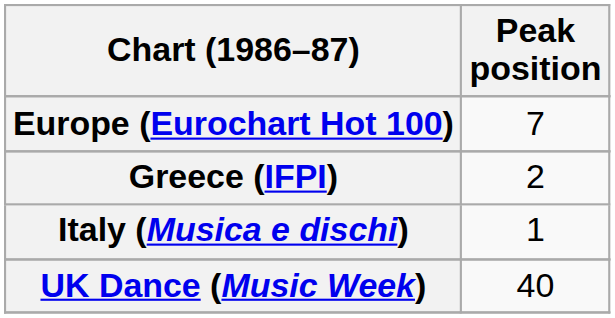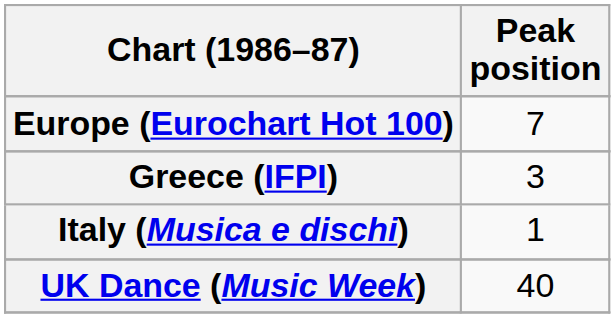(535, 177) 2 -> (535, 177) 3
